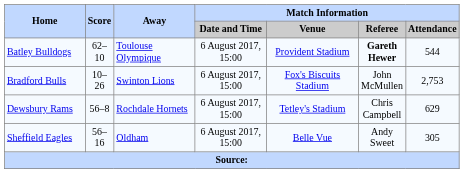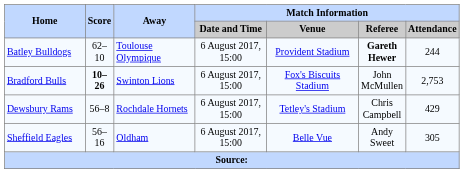(432, 52) 544 -> (432, 52) 244
(99, 80) normal -> (99, 80) bold
(432, 109) 629 -> (432, 109) 429
